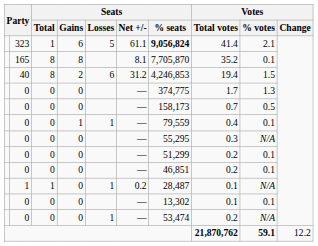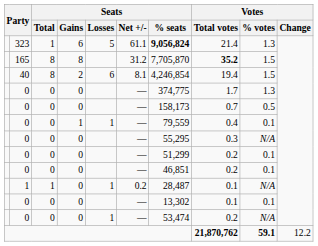(229, 44) 41.4 -> (229, 44) 21.4
(269, 44) 2.1 -> (269, 44) 1.3
(141, 59) 8.1 -> (138, 59) 31.2
(229, 59) normal -> (229, 59) bold
(269, 59) 0.1 -> (269, 59) 1.5
(138, 75) 31.2 -> (141, 75) 8.1
(170, 75) 4,246,853 -> (170, 75) 4,246,854
